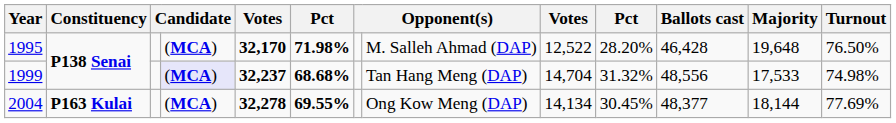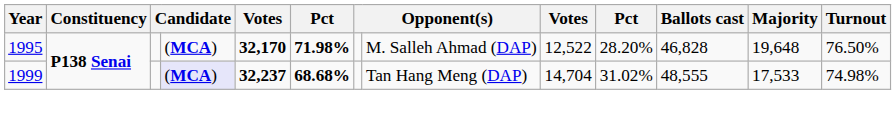(684, 46) 46,428 -> (684, 46) 46,828
(626, 75) 31.32% -> (626, 75) 31.02%
(684, 75) 48,556 -> (684, 75) 48,555
- row: (25, 103)
